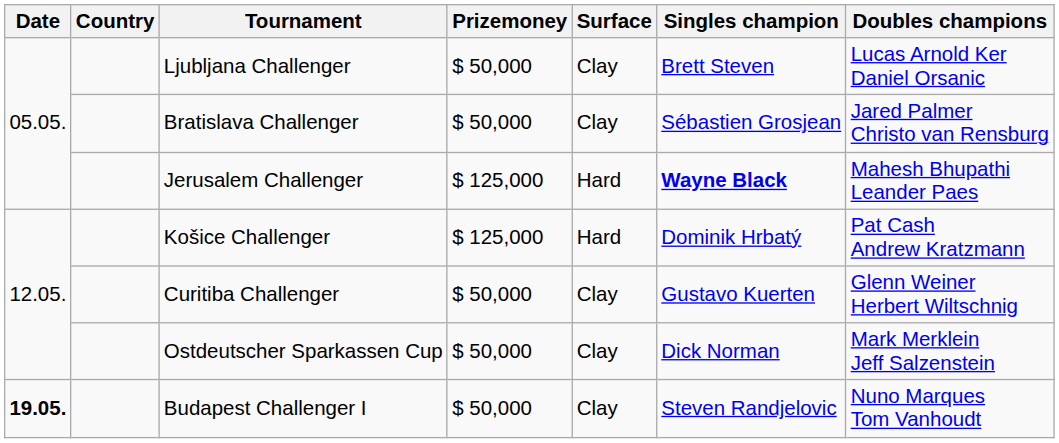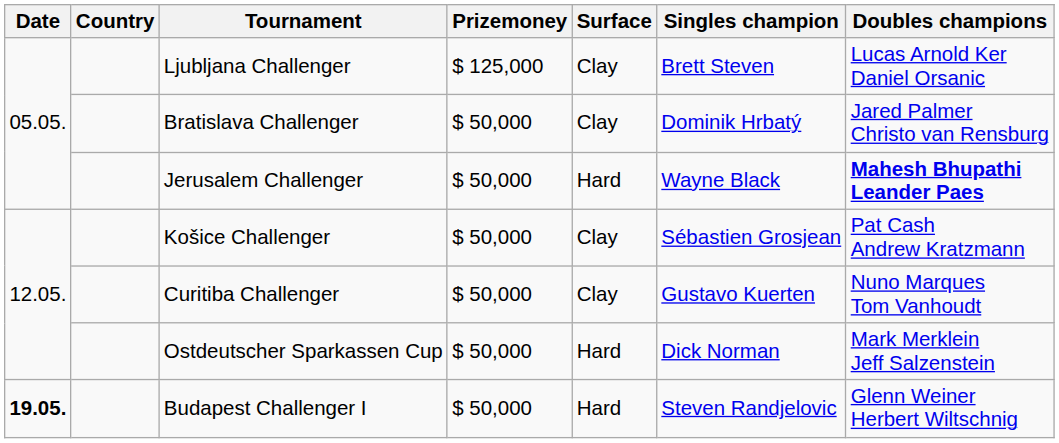(492, 65) $ 50,000 -> (498, 65) $ 125,000
(751, 122) Sébastien Grosjean -> (731, 122) Dominik Hrbatý
(498, 179) $ 125,000 -> (492, 179) $ 50,000
(724, 179) bold -> (721, 179) normal
(930, 179) normal -> (936, 179) bold
(498, 236) $ 125,000 -> (492, 236) $ 50,000
(599, 236) Hard -> (597, 236) Clay
(731, 236) Dominik Hrbatý -> (751, 236) Sébastien Grosjean
(934, 293) Glenn Weiner Herbert Wiltschnig -> (918, 293) Nuno Marques Tom Vanhoudt
(597, 350) Clay -> (599, 350) Hard
(597, 407) Clay -> (599, 407) Hard
(918, 407) Nuno Marques Tom Vanhoudt -> (934, 407) Glenn Weiner Herbert Wiltschnig
